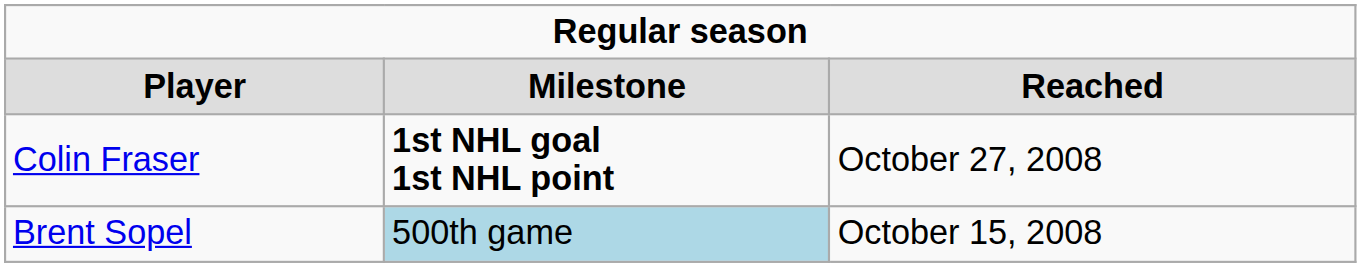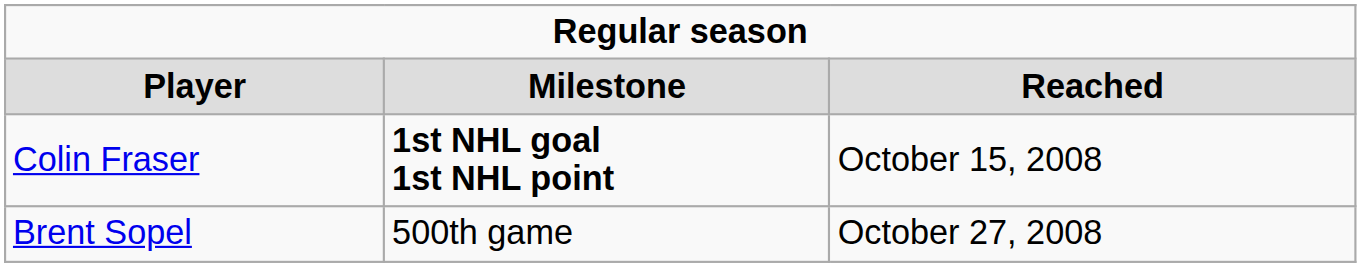(970, 159) October 27, 2008 -> (970, 159) October 15, 2008
(483, 233) lightblue background -> (483, 233) no background
(970, 233) October 15, 2008 -> (970, 233) October 27, 2008
